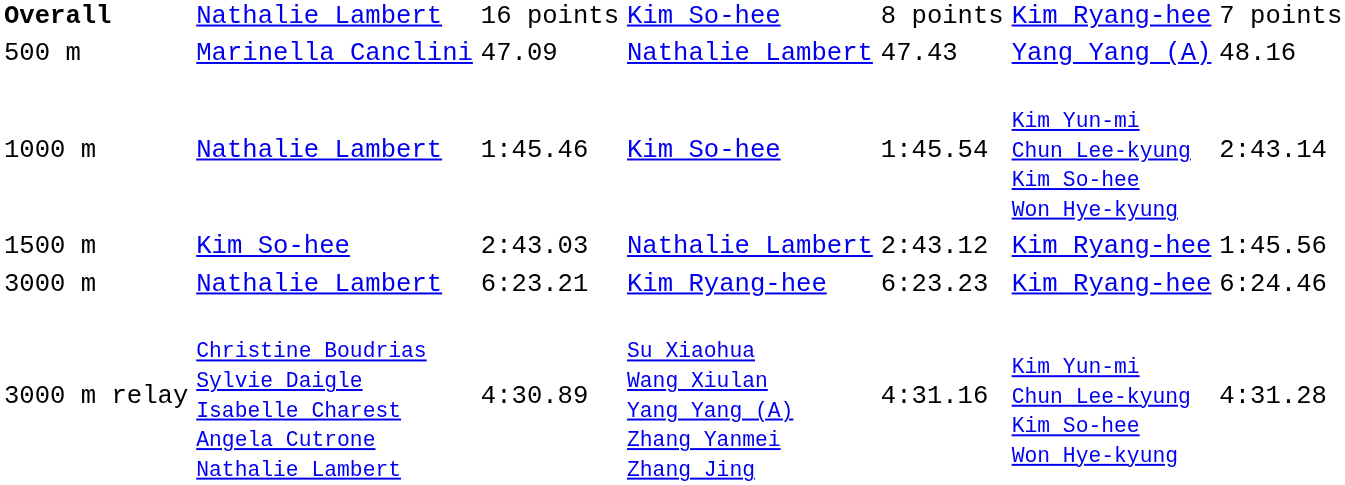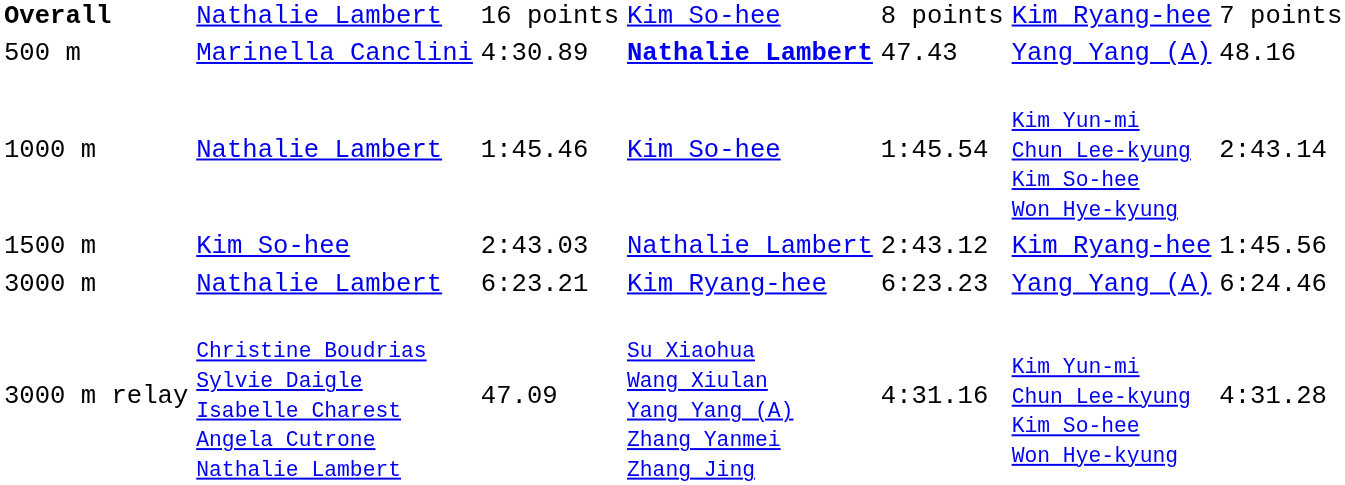(519, 53) 47.09 -> (535, 53) 4:30.89
(750, 53) normal -> (750, 53) bold
(1112, 284) Kim Ryang-hee -> (1112, 284) Yang Yang (A)
(535, 395) 4:30.89 -> (519, 395) 47.09
